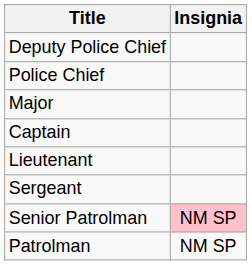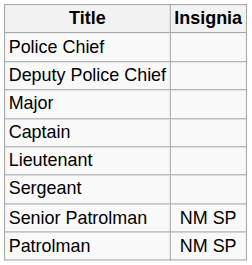rows swapped: (56, 75) <-> (87, 47)
(208, 217) pink background -> (208, 217) no background
